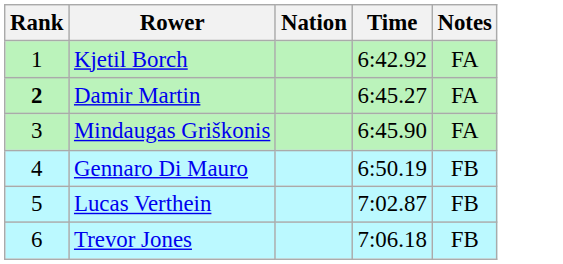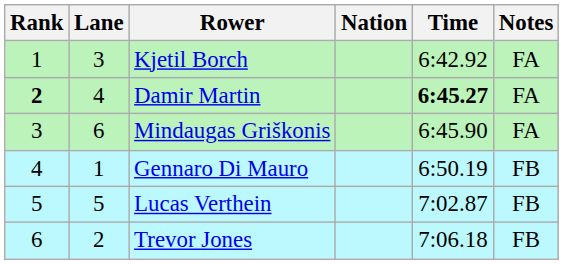+ column: (99, 22)
(392, 95) normal -> (453, 95) bold
